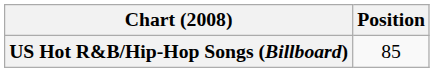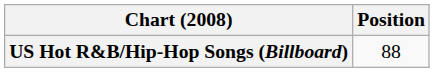(391, 51) 85 -> (391, 51) 88
